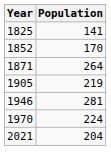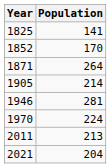(93, 84) 219 -> (93, 84) 214
+ row: (20, 136)
